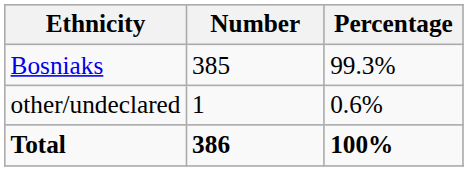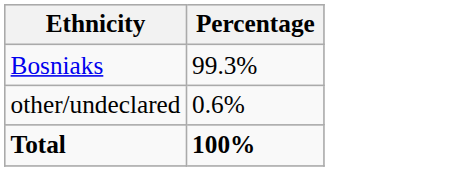- column: (255, 24)
